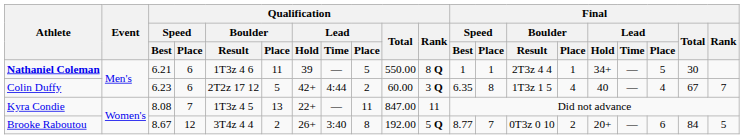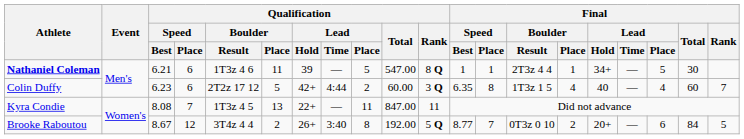(400, 69) 550.00 -> (400, 69) 547.00
(693, 88) 67 -> (693, 88) 60
